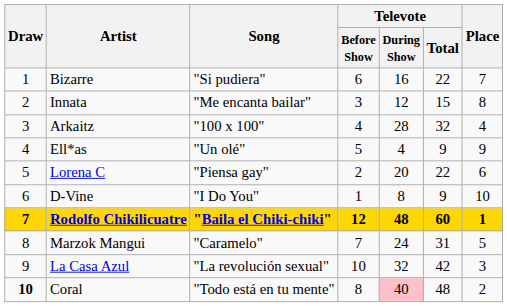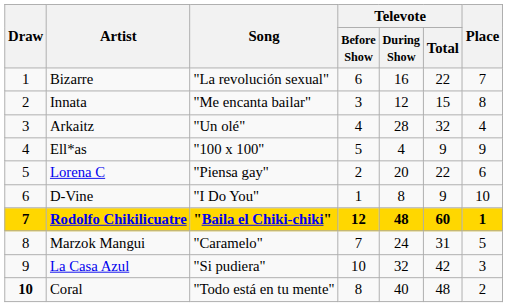(230, 79) "Si pudiera" -> (261, 79) "La revolución sexual"
(229, 126) "100 x 100" -> (219, 126) "Un olé"
(219, 149) "Un olé" -> (229, 149) "100 x 100"
(261, 266) "La revolución sexual" -> (230, 266) "Si pudiera"
(401, 289) pink background -> (401, 289) no background
